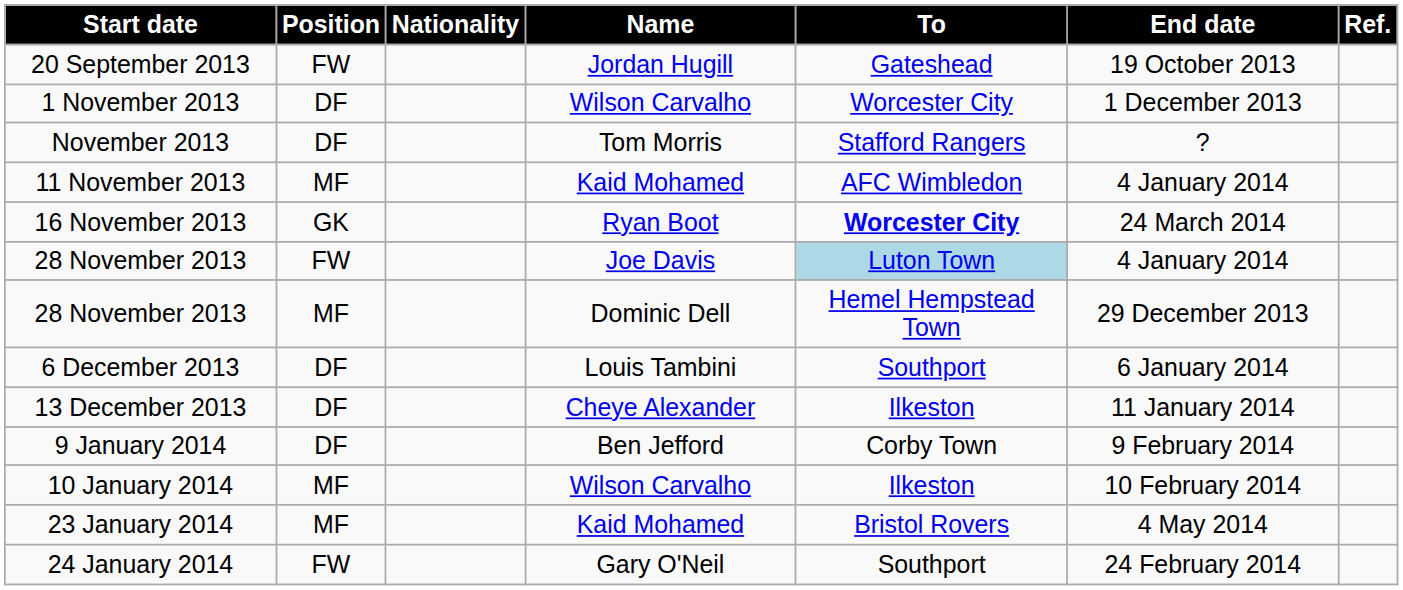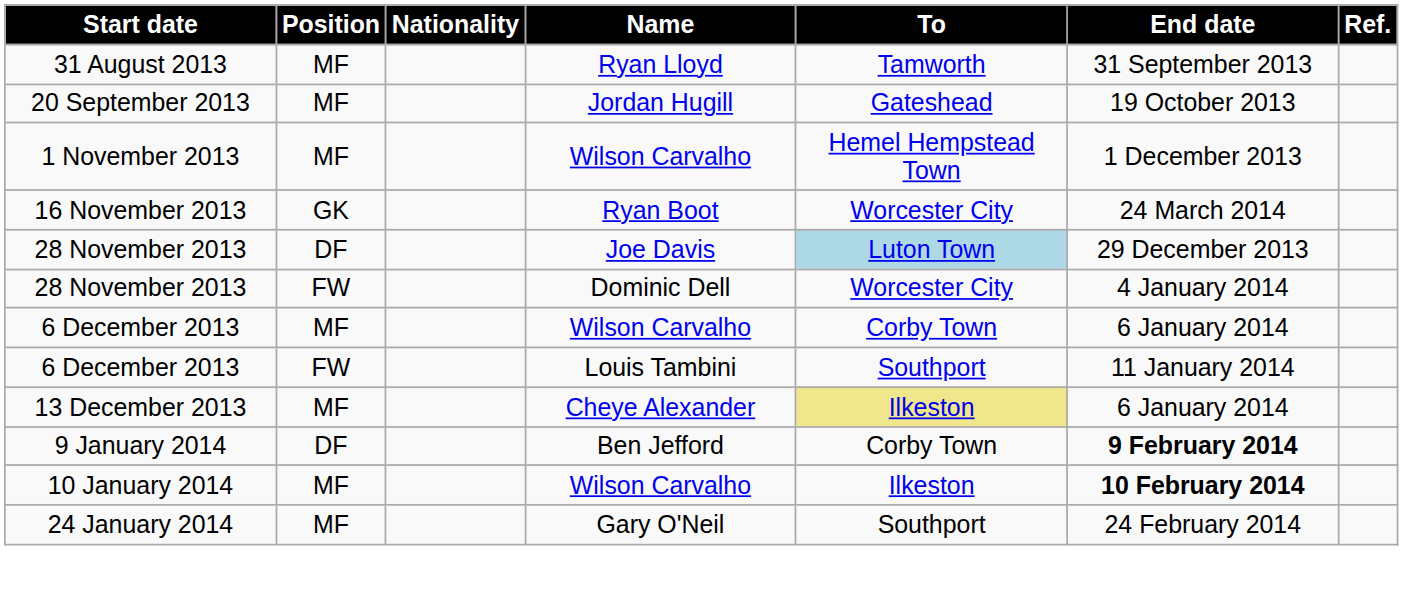+ row: (140, 64)
(331, 64) FW -> (331, 104) MF
(331, 104) DF -> (331, 157) MF
(932, 104) Worcester City -> (932, 157) Hemel Hempstead Town
- row: (140, 143)
- row: (140, 182)
(932, 222) bold -> (932, 210) normal
(331, 261) FW -> (331, 249) DF
(1203, 261) 4 January 2014 -> (1203, 249) 29 December 2013
(331, 314) MF -> (331, 289) FW
(932, 314) Hemel Hempstead Town -> (932, 289) Worcester City
(1203, 314) 29 December 2013 -> (1203, 289) 4 January 2014
+ row: (140, 328)
(331, 367) DF -> (331, 367) FW
(1203, 367) 6 January 2014 -> (1203, 367) 11 January 2014
(331, 407) DF -> (331, 407) MF
(932, 407) no background -> (932, 407) khaki background
(1203, 407) 11 January 2014 -> (1203, 407) 6 January 2014
(1203, 446) normal -> (1203, 446) bold
(1203, 486) normal -> (1203, 486) bold
- row: (140, 525)
(331, 564) FW -> (331, 525) MF
